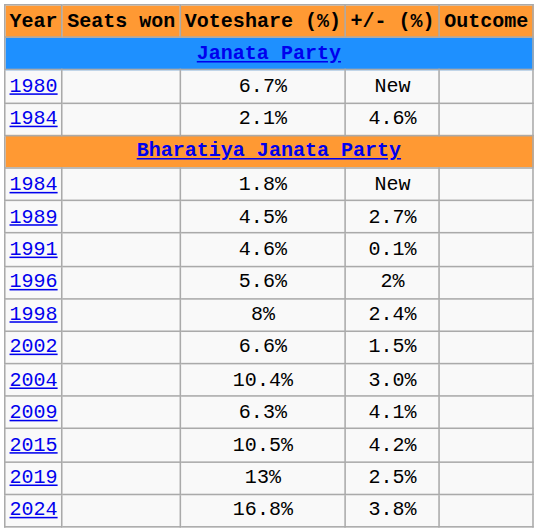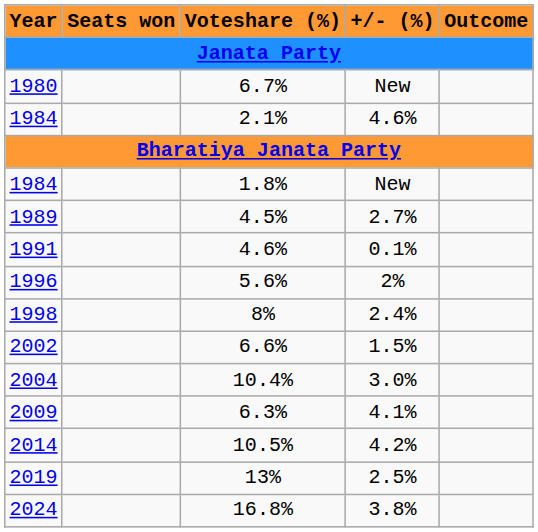(34, 445) 2015 -> (34, 445) 2014
